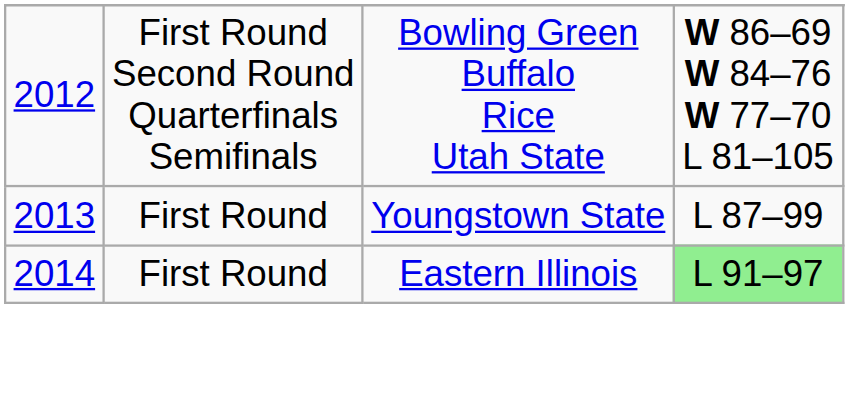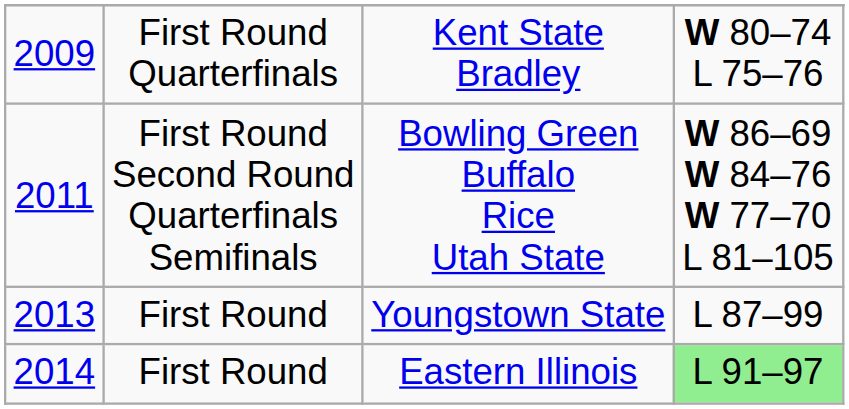+ row: (518, 54)
(54, 95) 2012 -> (54, 194) 2011
